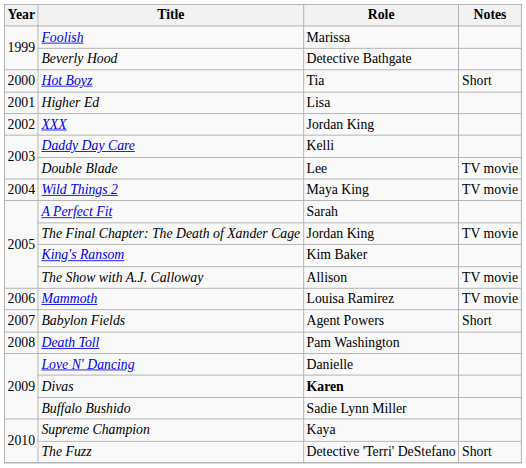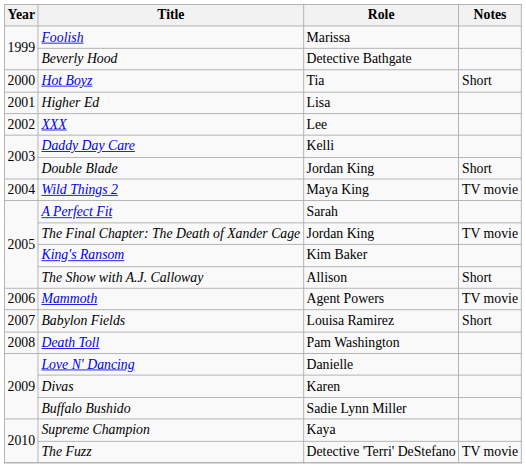(340, 124) Jordan King -> (317, 124) Lee
(317, 168) Lee -> (340, 168) Jordan King
(490, 168) TV movie -> (477, 168) Short
(490, 277) TV movie -> (477, 277) Short
(350, 299) Louisa Ramirez -> (345, 299) Agent Powers
(345, 320) Agent Powers -> (350, 320) Louisa Ramirez
(325, 386) bold -> (323, 386) normal
(477, 451) Short -> (490, 451) TV movie
